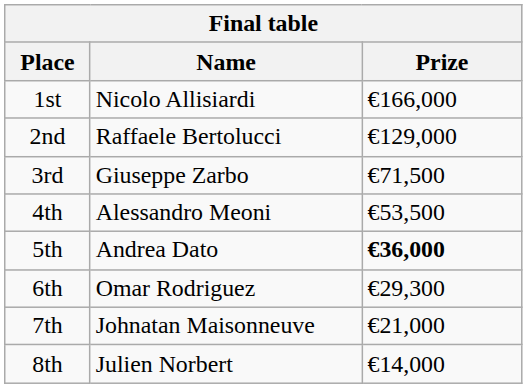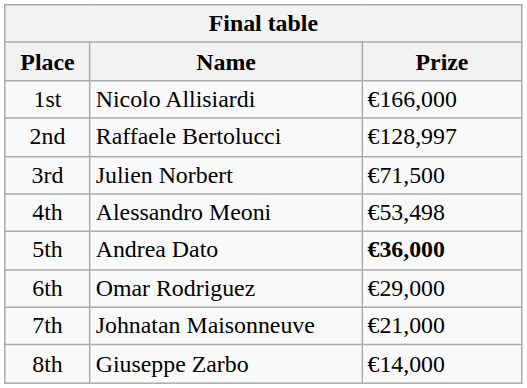(412, 136) €129,000 -> (412, 136) €128,997
(172, 174) Giuseppe Zarbo -> (164, 174) Julien Norbert
(406, 212) €53,500 -> (406, 212) €53,498
(406, 288) €29,300 -> (406, 288) €29,000
(164, 363) Julien Norbert -> (172, 363) Giuseppe Zarbo
